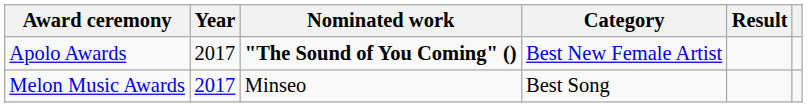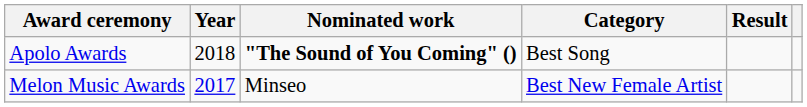(215, 53) 2017 -> (215, 53) 2018
(624, 53) Best New Female Artist -> (568, 53) Best Song
(568, 85) Best Song -> (624, 85) Best New Female Artist
